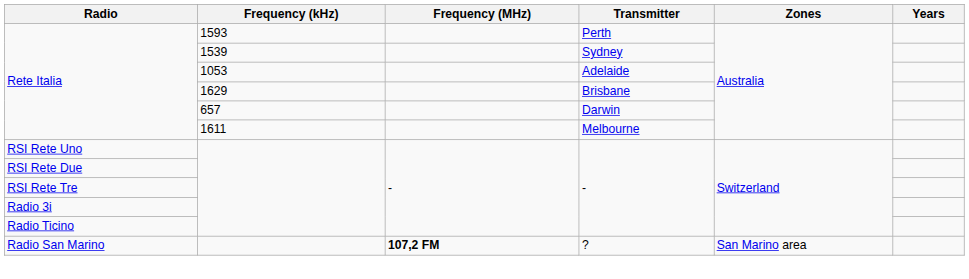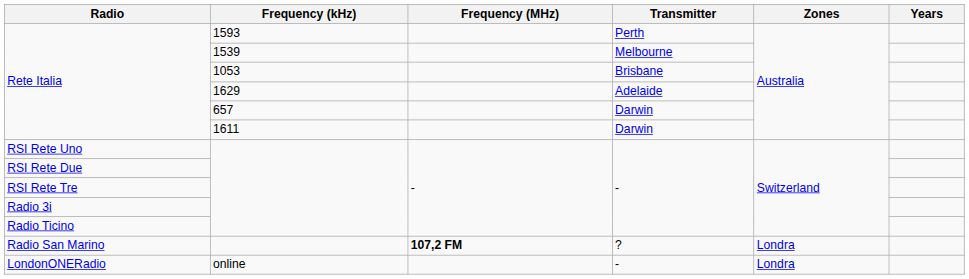(602, 52) Sydney -> (644, 52) Melbourne
(606, 71) Adelaide -> (639, 71) Brisbane
(606, 91) Brisbane -> (639, 91) Adelaide
(611, 129) Melbourne -> (634, 129) Darwin
(762, 245) San Marino area -> (776, 245) Londra
+ row: (57, 264)
